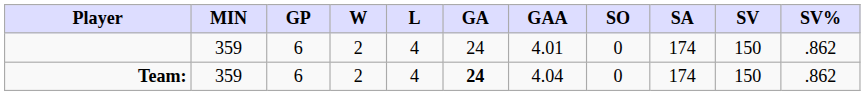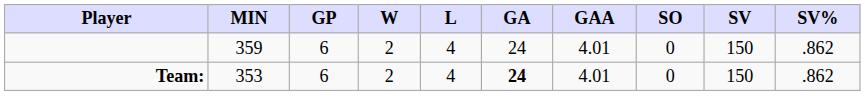- column: (682, 18)
(229, 76) 359 -> (249, 76) 353
(547, 76) 4.04 -> (594, 76) 4.01
